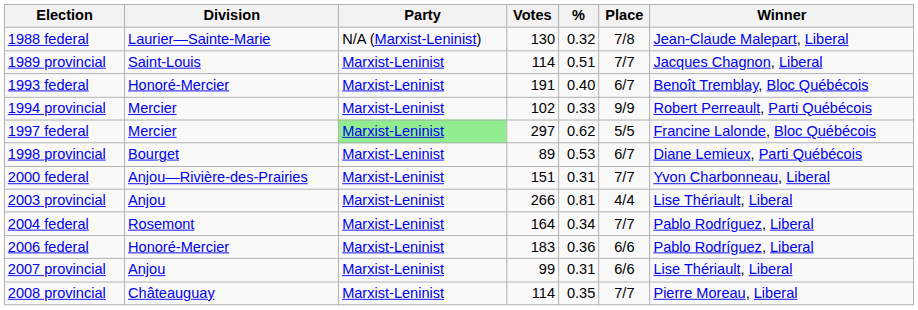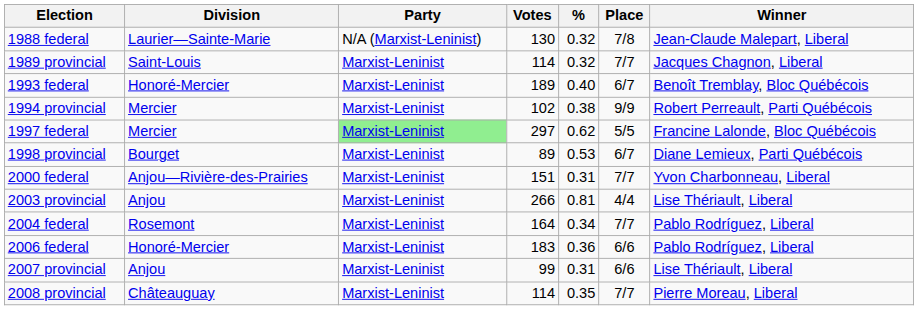(581, 62) 0.51 -> (581, 62) 0.32
(543, 85) 191 -> (543, 85) 189
(581, 108) 0.33 -> (581, 108) 0.38
